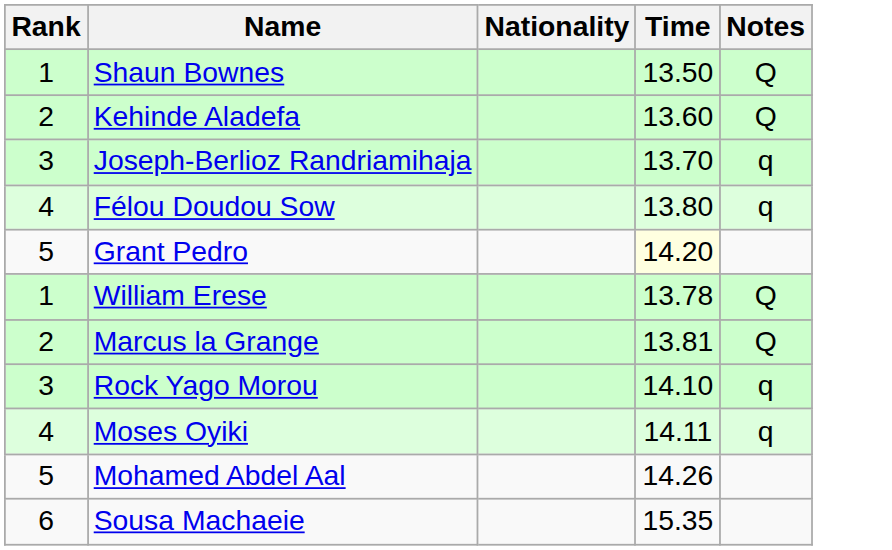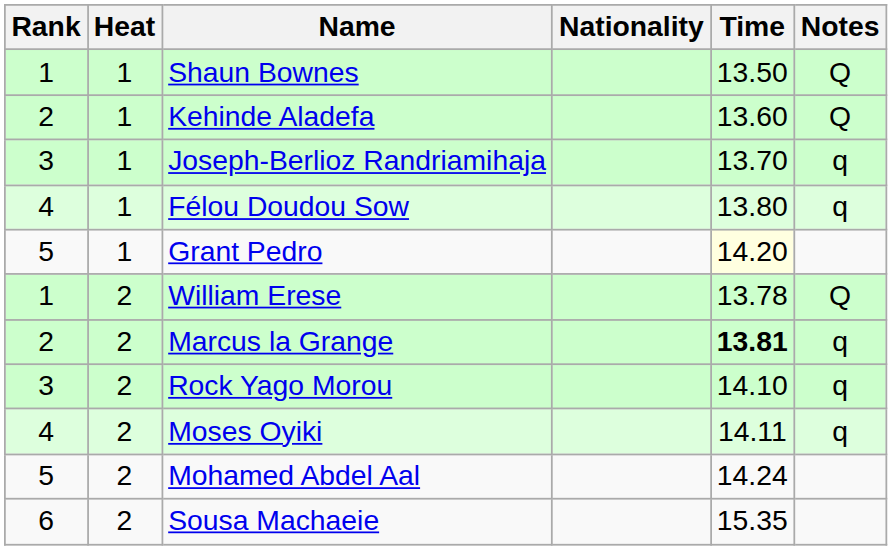+ column: (124, 26)
(678, 341) normal -> (752, 341) bold
(766, 341) Q -> (840, 341) q
(678, 476) 14.26 -> (752, 476) 14.24
